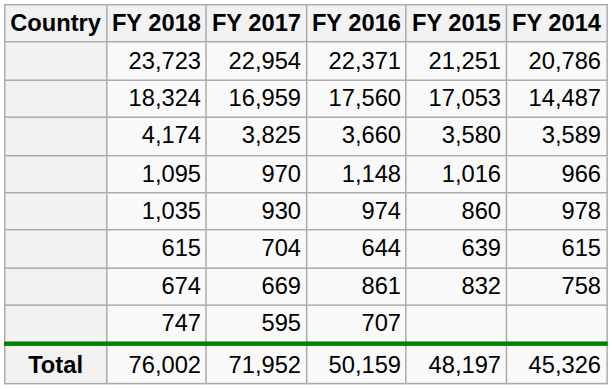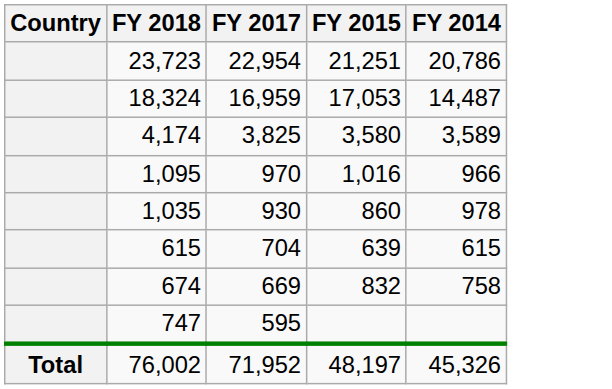- column: (356, 23)
